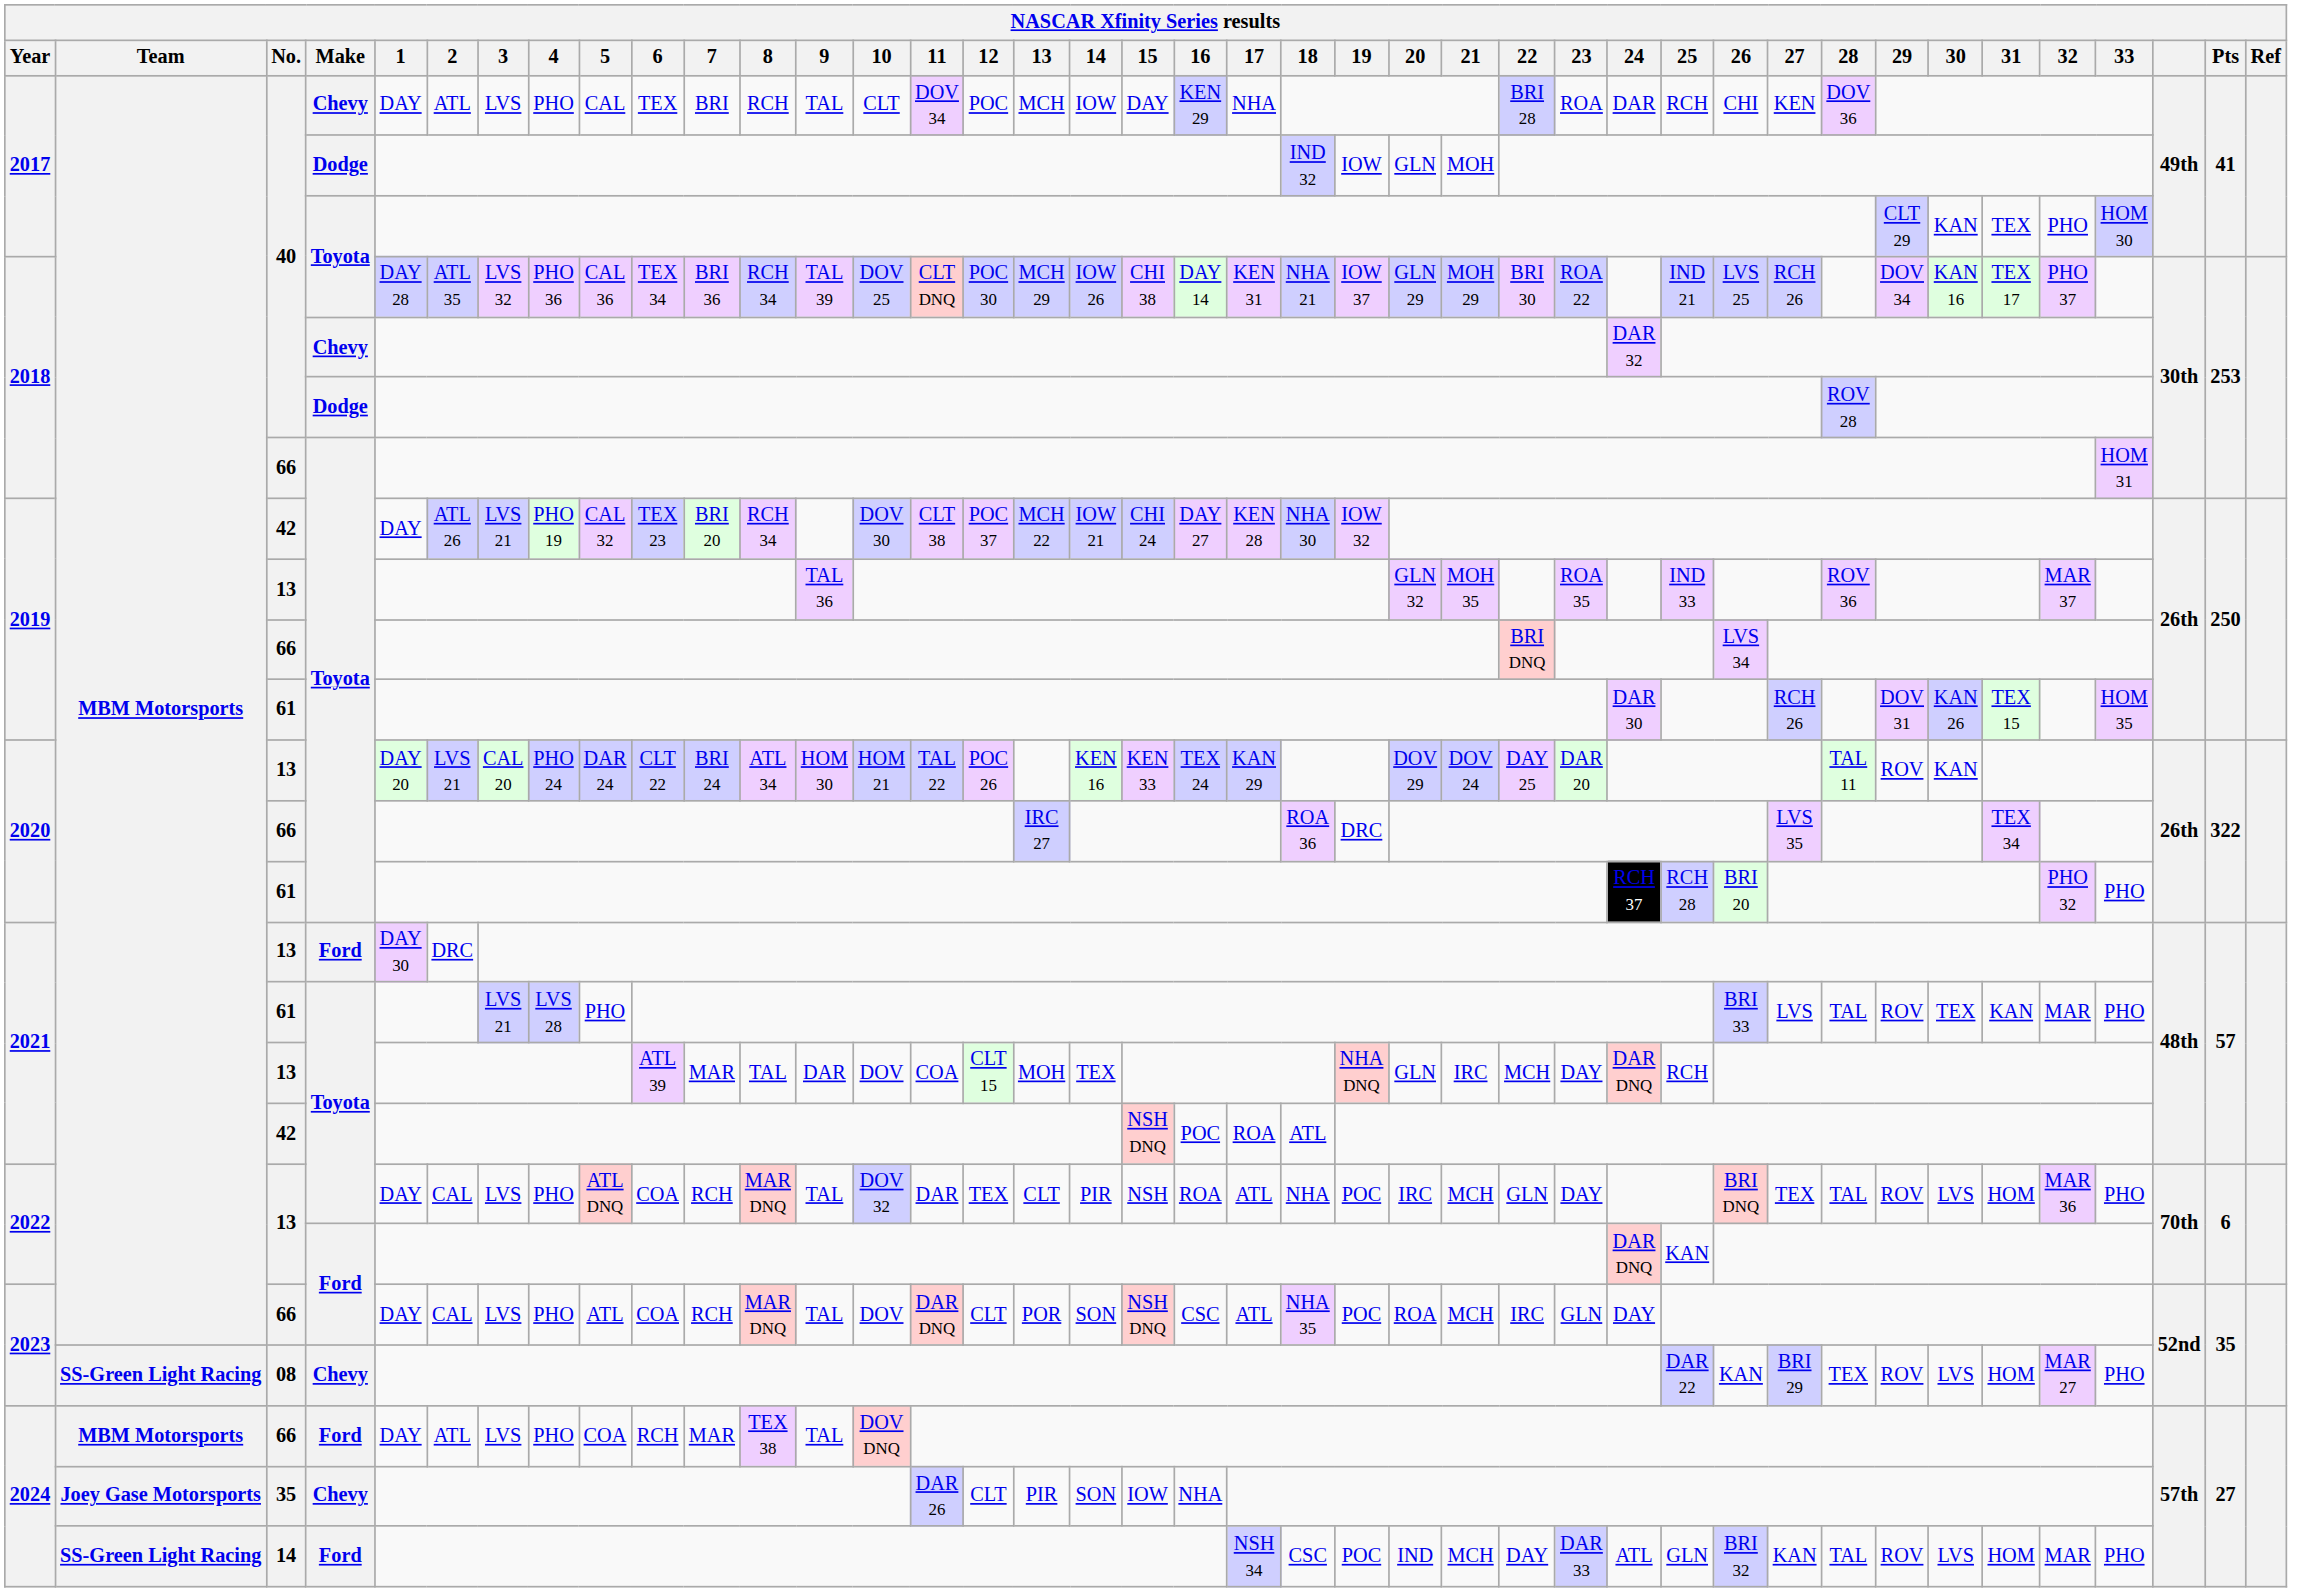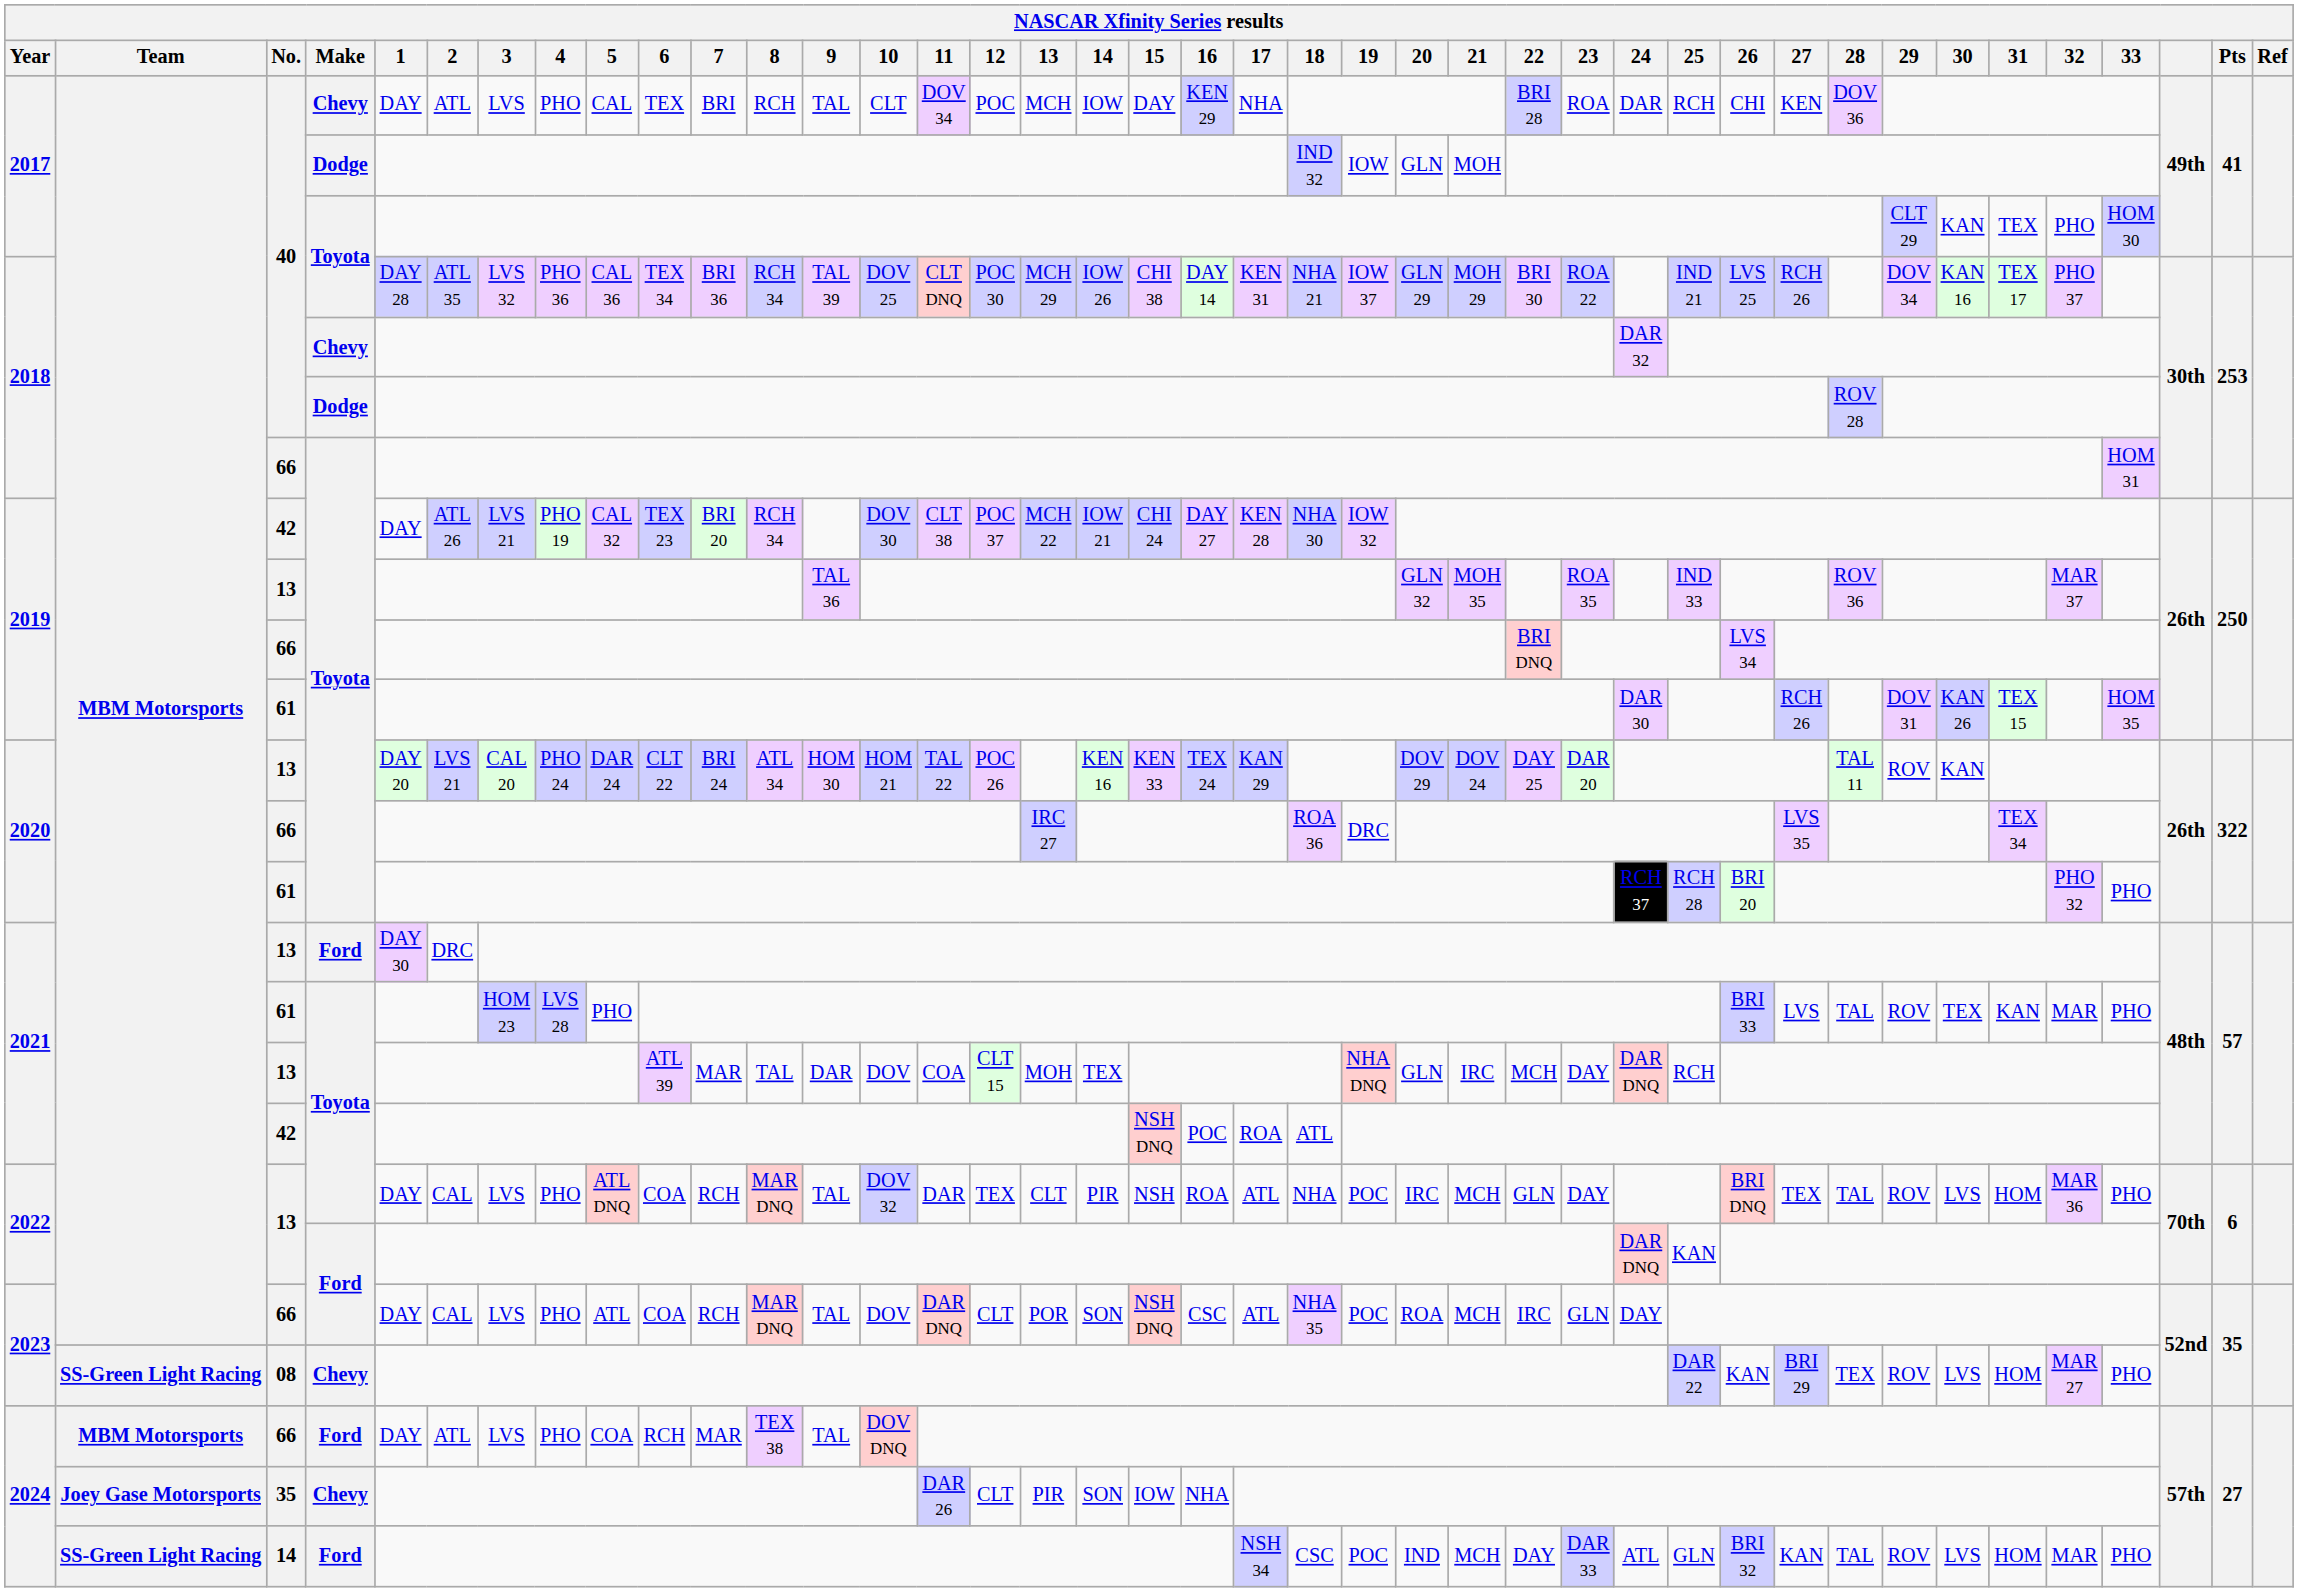(503, 1011) LVS 21 -> (507, 1011) HOM 23
